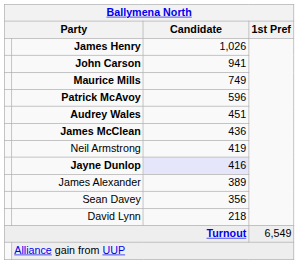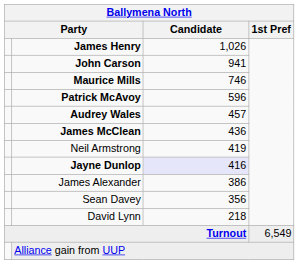(237, 81) 749 -> (237, 81) 746
(237, 115) 451 -> (237, 115) 457
(237, 183) 389 -> (237, 183) 386
